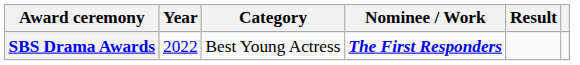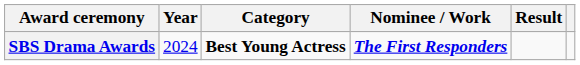(180, 45) 2022 -> (180, 45) 2024
(273, 45) normal -> (276, 45) bold
